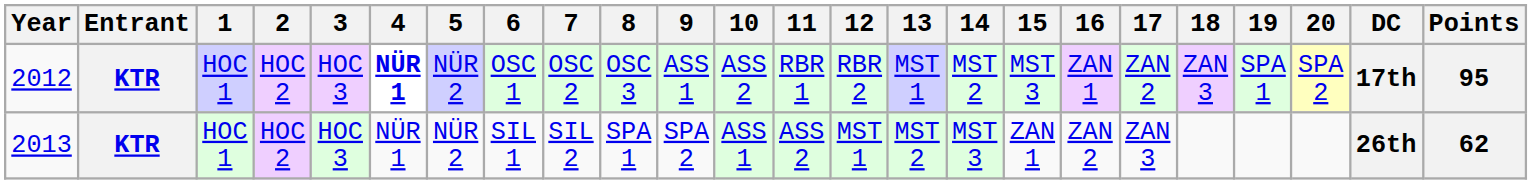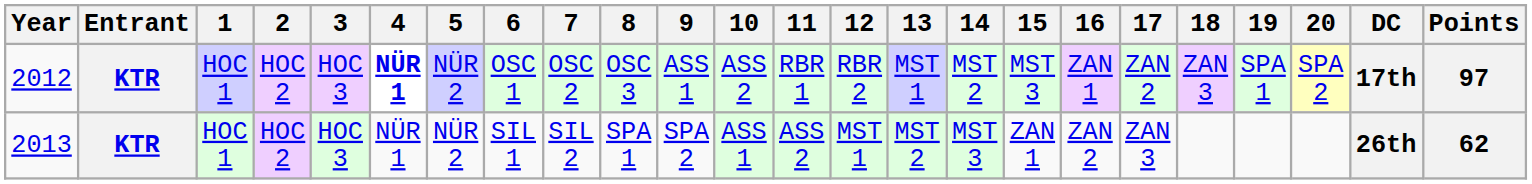(1474, 78) 95 -> (1474, 78) 97
